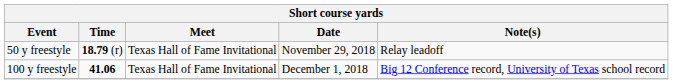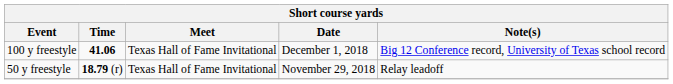rows swapped: (39, 50) <-> (42, 69)
